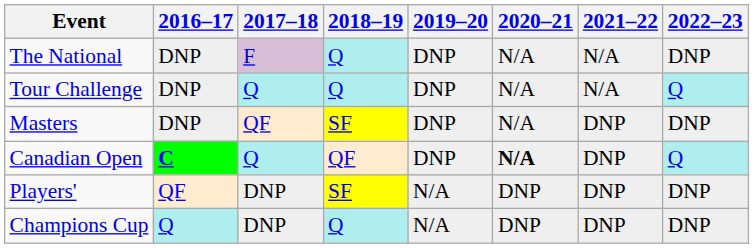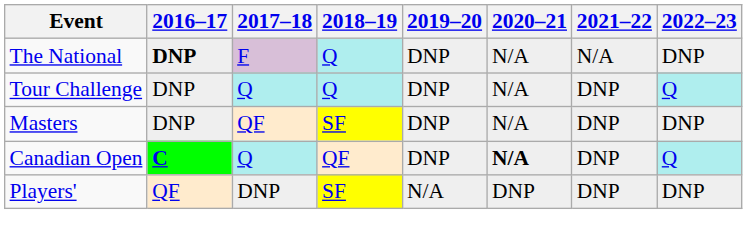(180, 55) normal -> (174, 55) bold
(601, 89) N/A -> (598, 89) DNP
- row: (79, 225)
